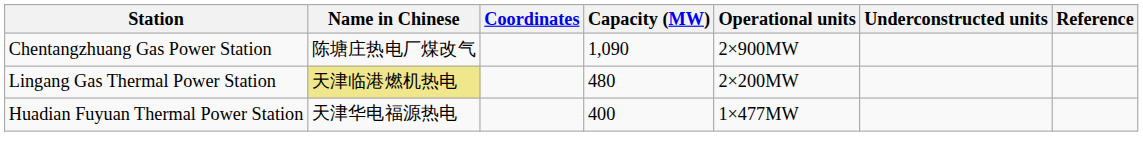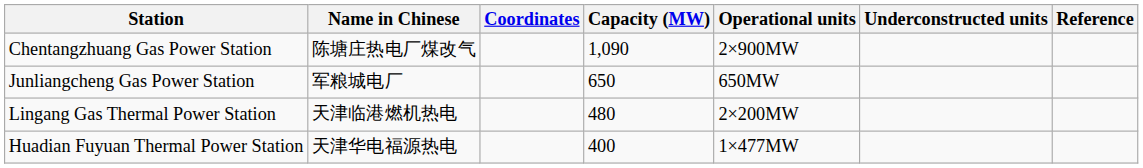+ row: (132, 81)
(385, 81) khaki background -> (385, 113) no background
